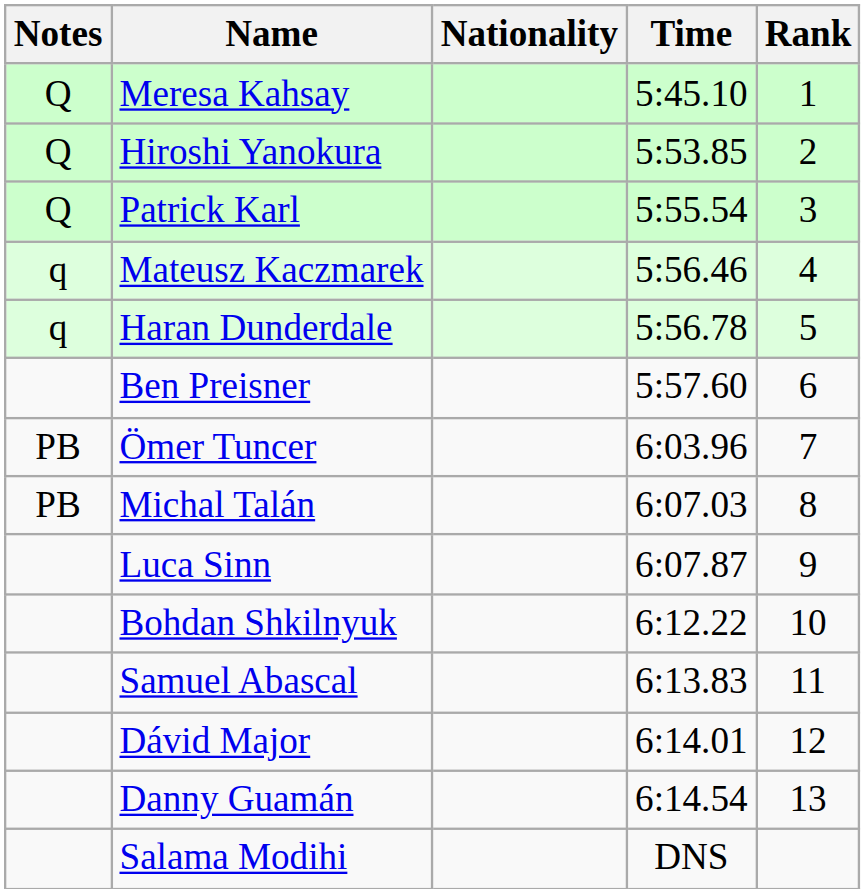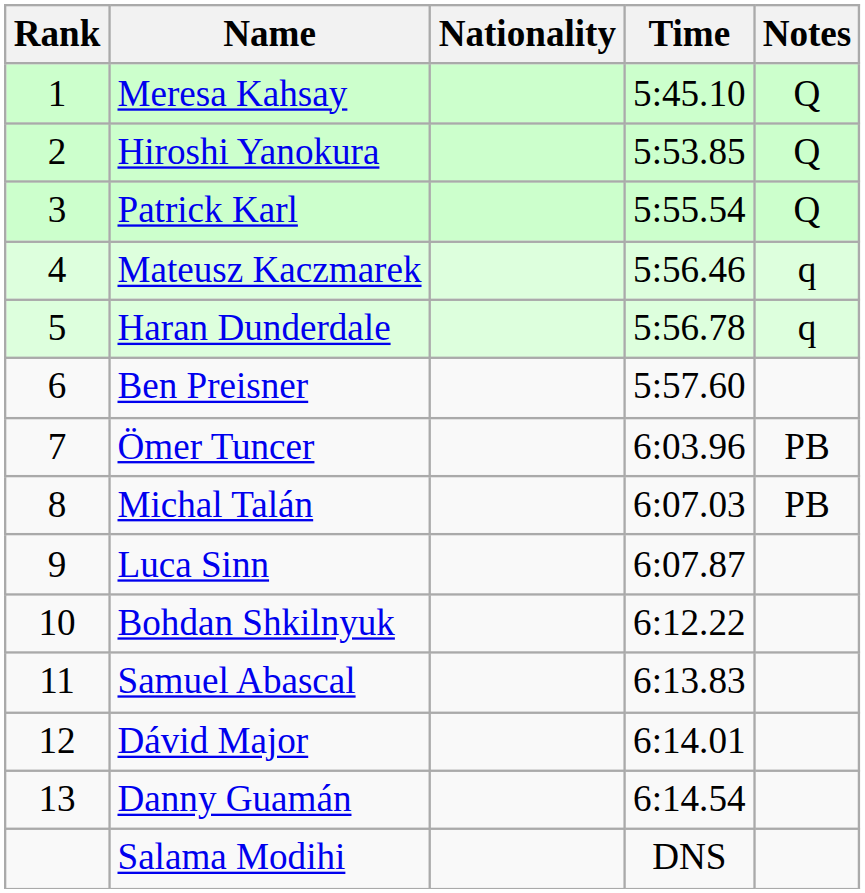columns swapped: (808, 33) <-> (58, 33)
